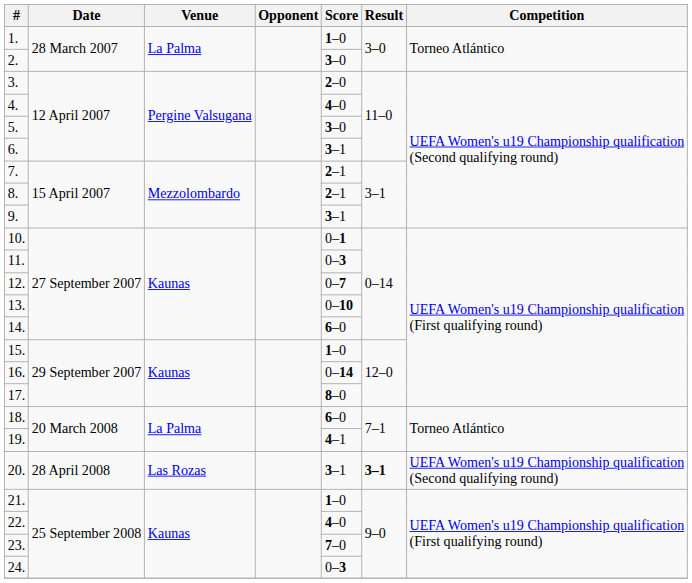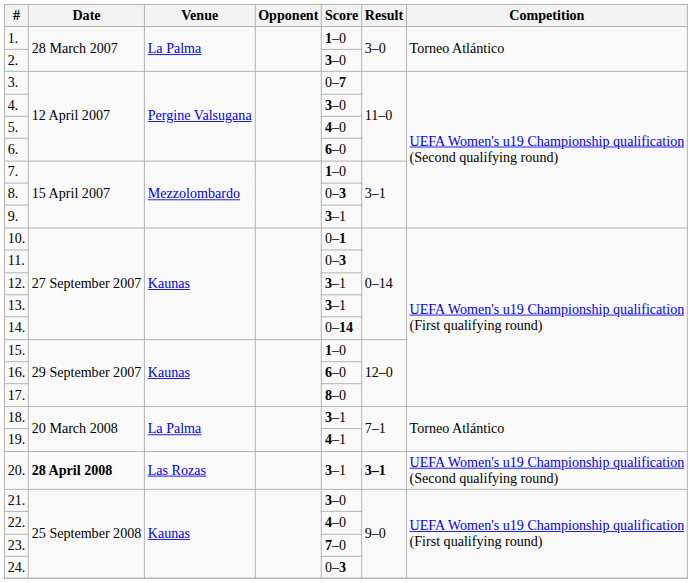(335, 82) 2–0 -> (335, 82) 0–7
(335, 104) 4–0 -> (335, 104) 3–0
(335, 127) 3–0 -> (335, 127) 4–0
(335, 149) 3–1 -> (335, 149) 6–0
(335, 171) 2–1 -> (335, 171) 1–0
(335, 194) 2–1 -> (335, 194) 0–3
(335, 283) 0–7 -> (335, 283) 3–1
(339, 305) 0–10 -> (335, 305) 3–1
(335, 328) 6–0 -> (339, 328) 0–14
(339, 372) 0–14 -> (335, 372) 6–0
(335, 417) 6–0 -> (335, 417) 3–1
(71, 470) normal -> (72, 470) bold
(335, 500) 1–0 -> (335, 500) 3–0
